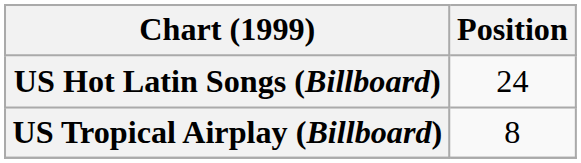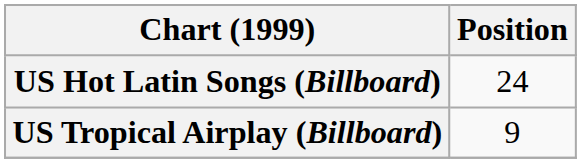(512, 132) 8 -> (512, 132) 9
